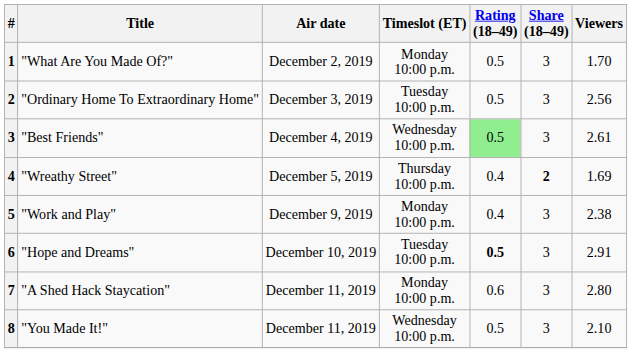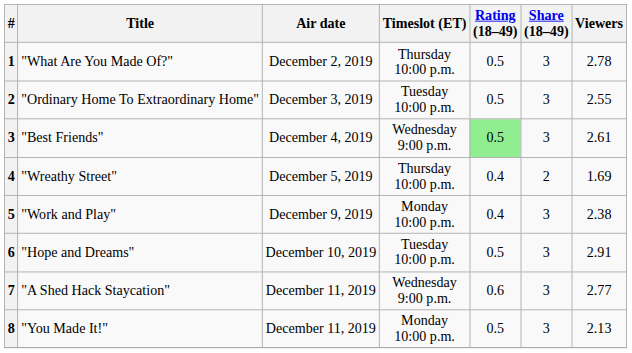(425, 61) Monday 10:00 p.m. -> (425, 61) Thursday 10:00 p.m.
(599, 61) 1.70 -> (599, 61) 2.78
(599, 99) 2.56 -> (599, 99) 2.55
(425, 138) Wednesday 10:00 p.m. -> (425, 138) Wednesday 9:00 p.m.
(546, 176) bold -> (546, 176) normal
(495, 252) bold -> (495, 252) normal
(425, 290) Monday 10:00 p.m. -> (425, 290) Wednesday 9:00 p.m.
(599, 290) 2.80 -> (599, 290) 2.77
(425, 328) Wednesday 10:00 p.m. -> (425, 328) Monday 10:00 p.m.
(599, 328) 2.10 -> (599, 328) 2.13
